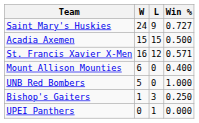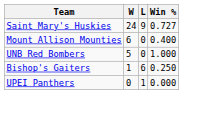- row: (40, 40)
- row: (69, 54)
(154, 97) 3 -> (143, 68) 6
